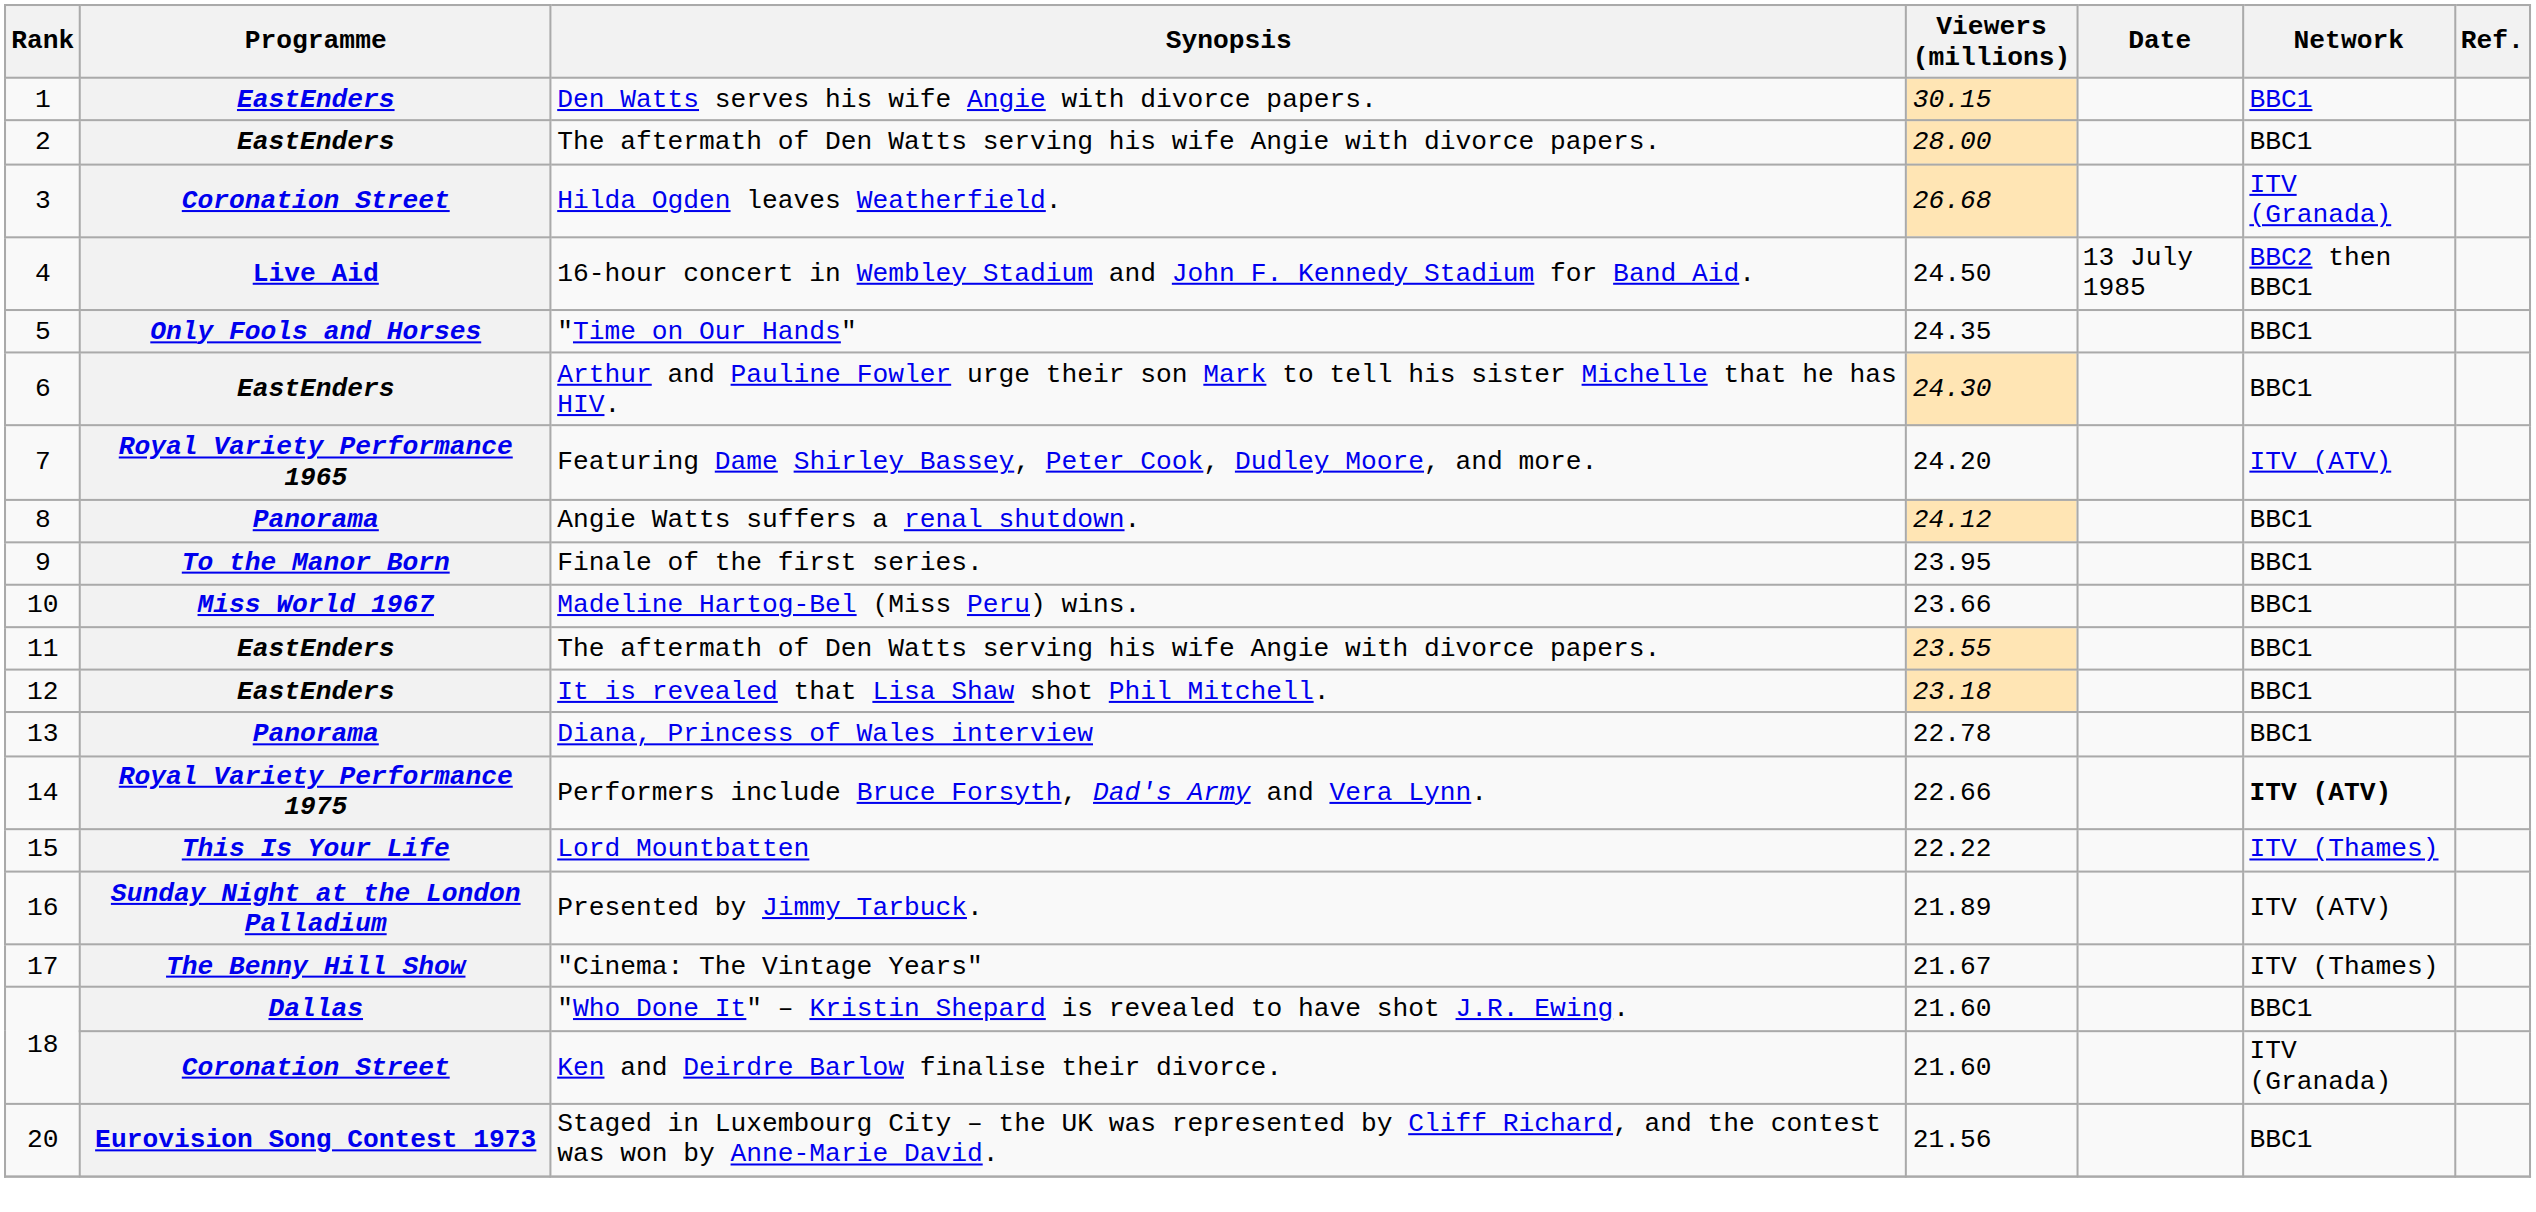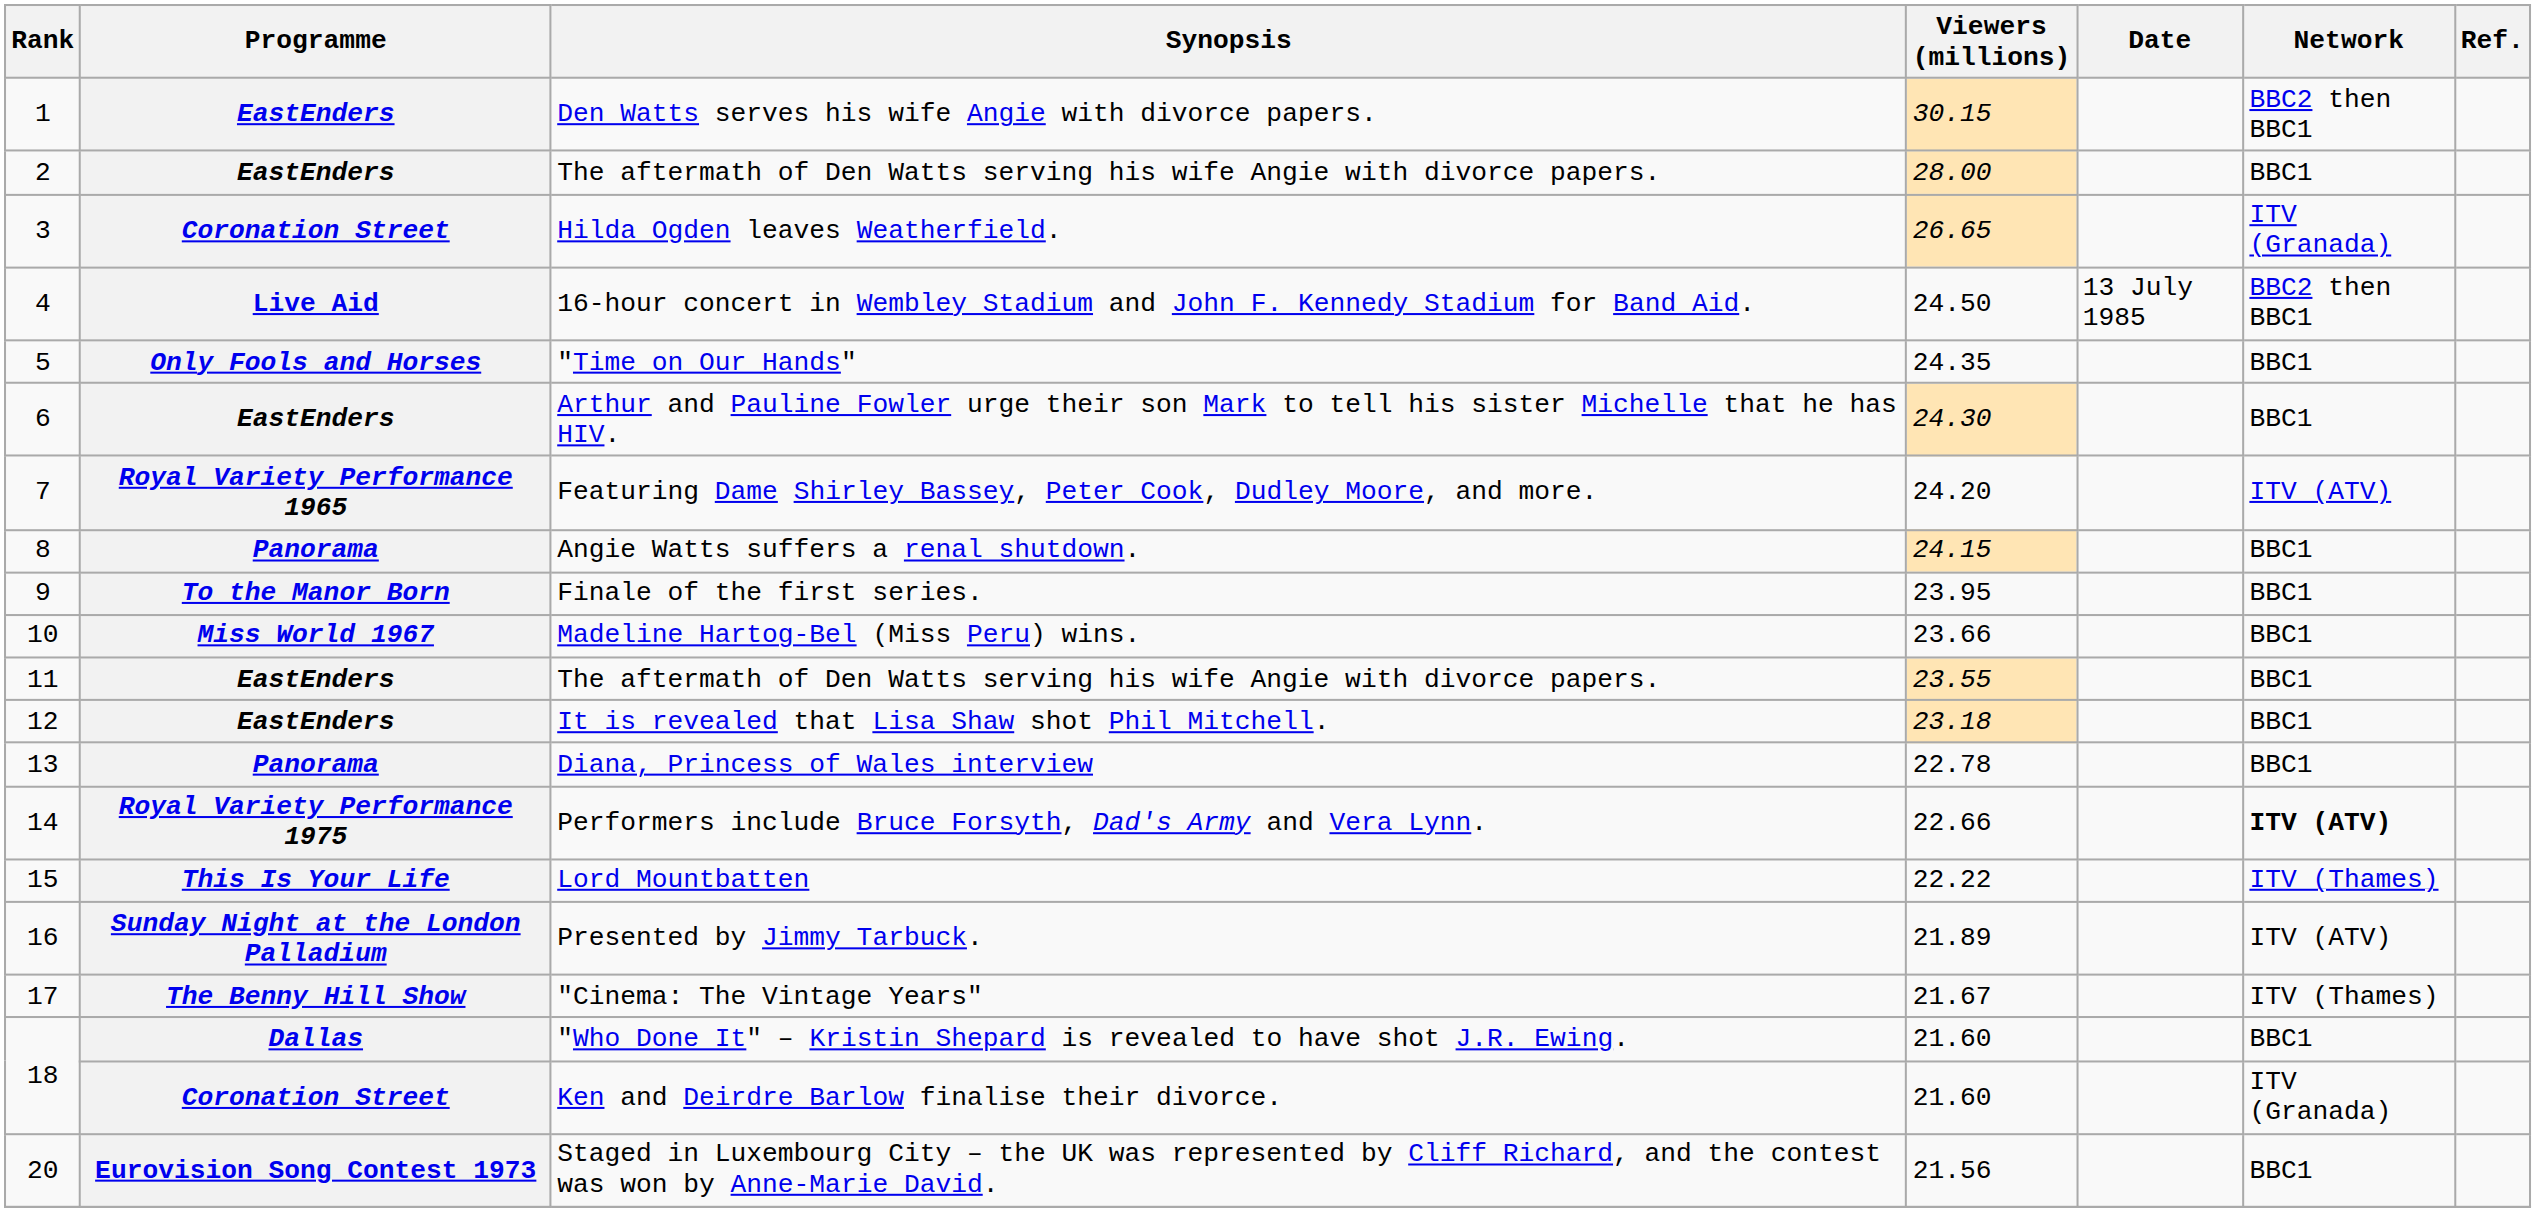(2281, 100) BBC1 -> (2320, 115) BBC2 then BBC1
(1952, 200) 26.68 -> (1952, 231) 26.65
(1952, 520) 24.12 -> (1952, 551) 24.15
